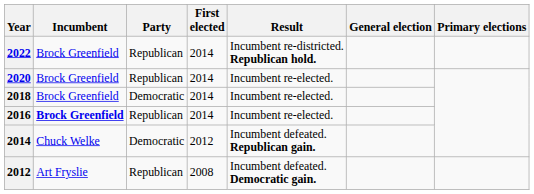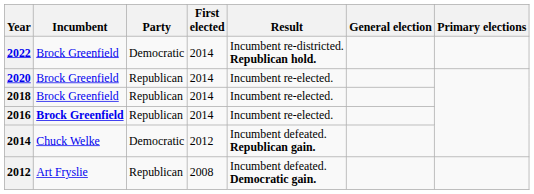(156, 52) Republican -> (157, 52) Democratic
(157, 96) Democratic -> (156, 96) Republican
